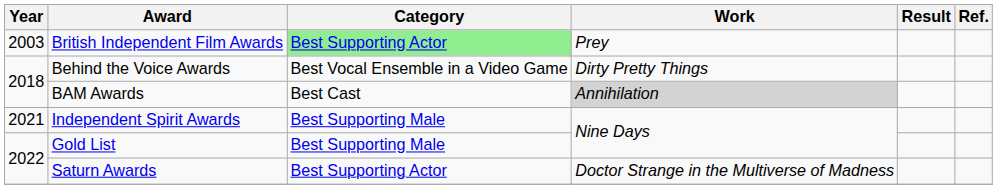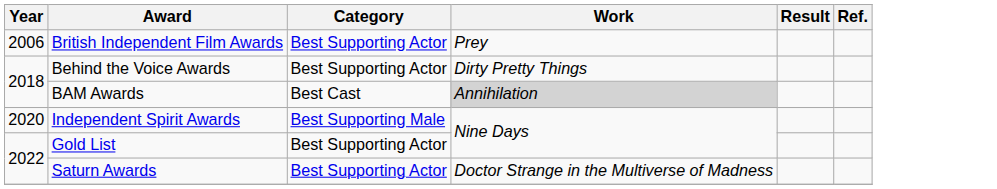(26, 42) 2003 -> (26, 42) 2006
(369, 42) lightgreen background -> (369, 42) no background
(429, 68) Best Vocal Ensemble in a Video Game -> (369, 68) Best Supporting Actor
(26, 119) 2021 -> (26, 119) 2020
(368, 145) Best Supporting Male -> (369, 145) Best Supporting Actor
